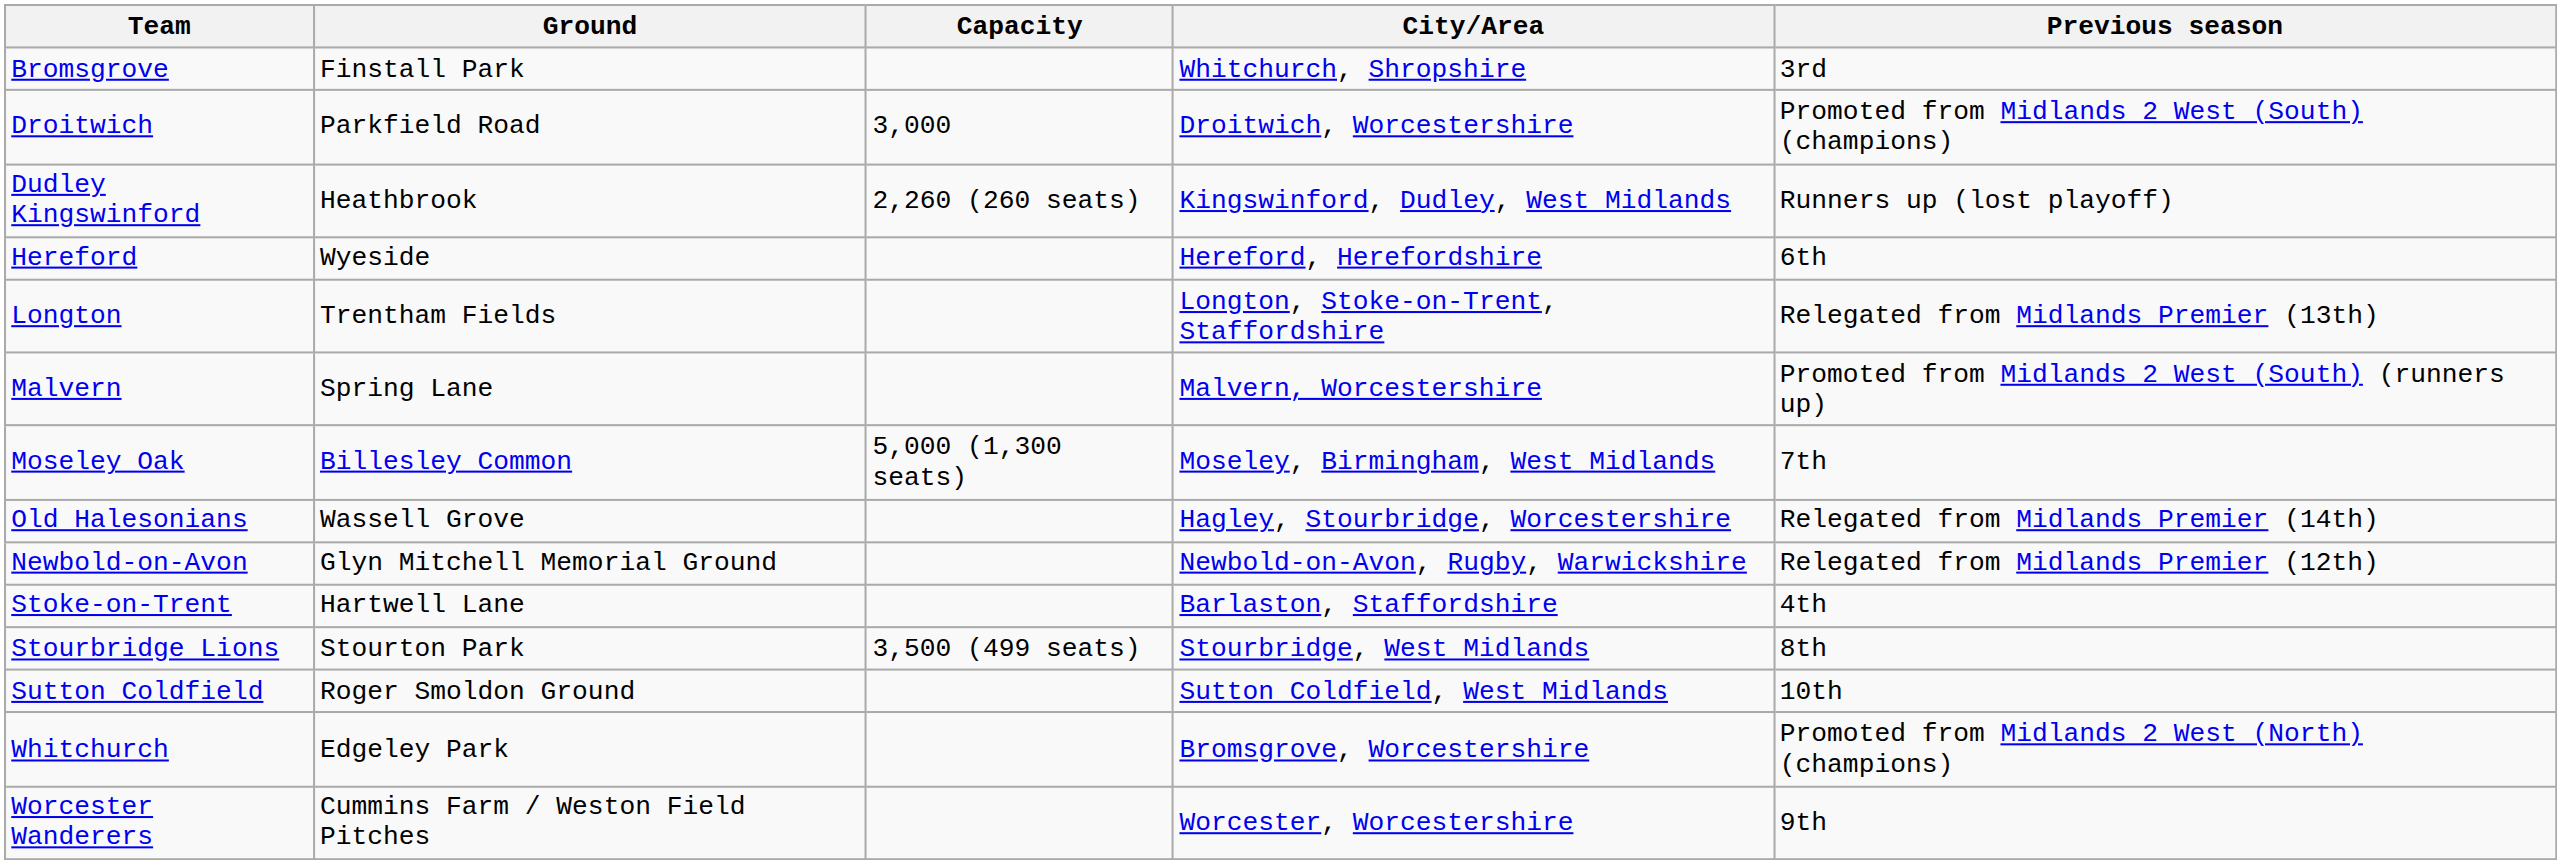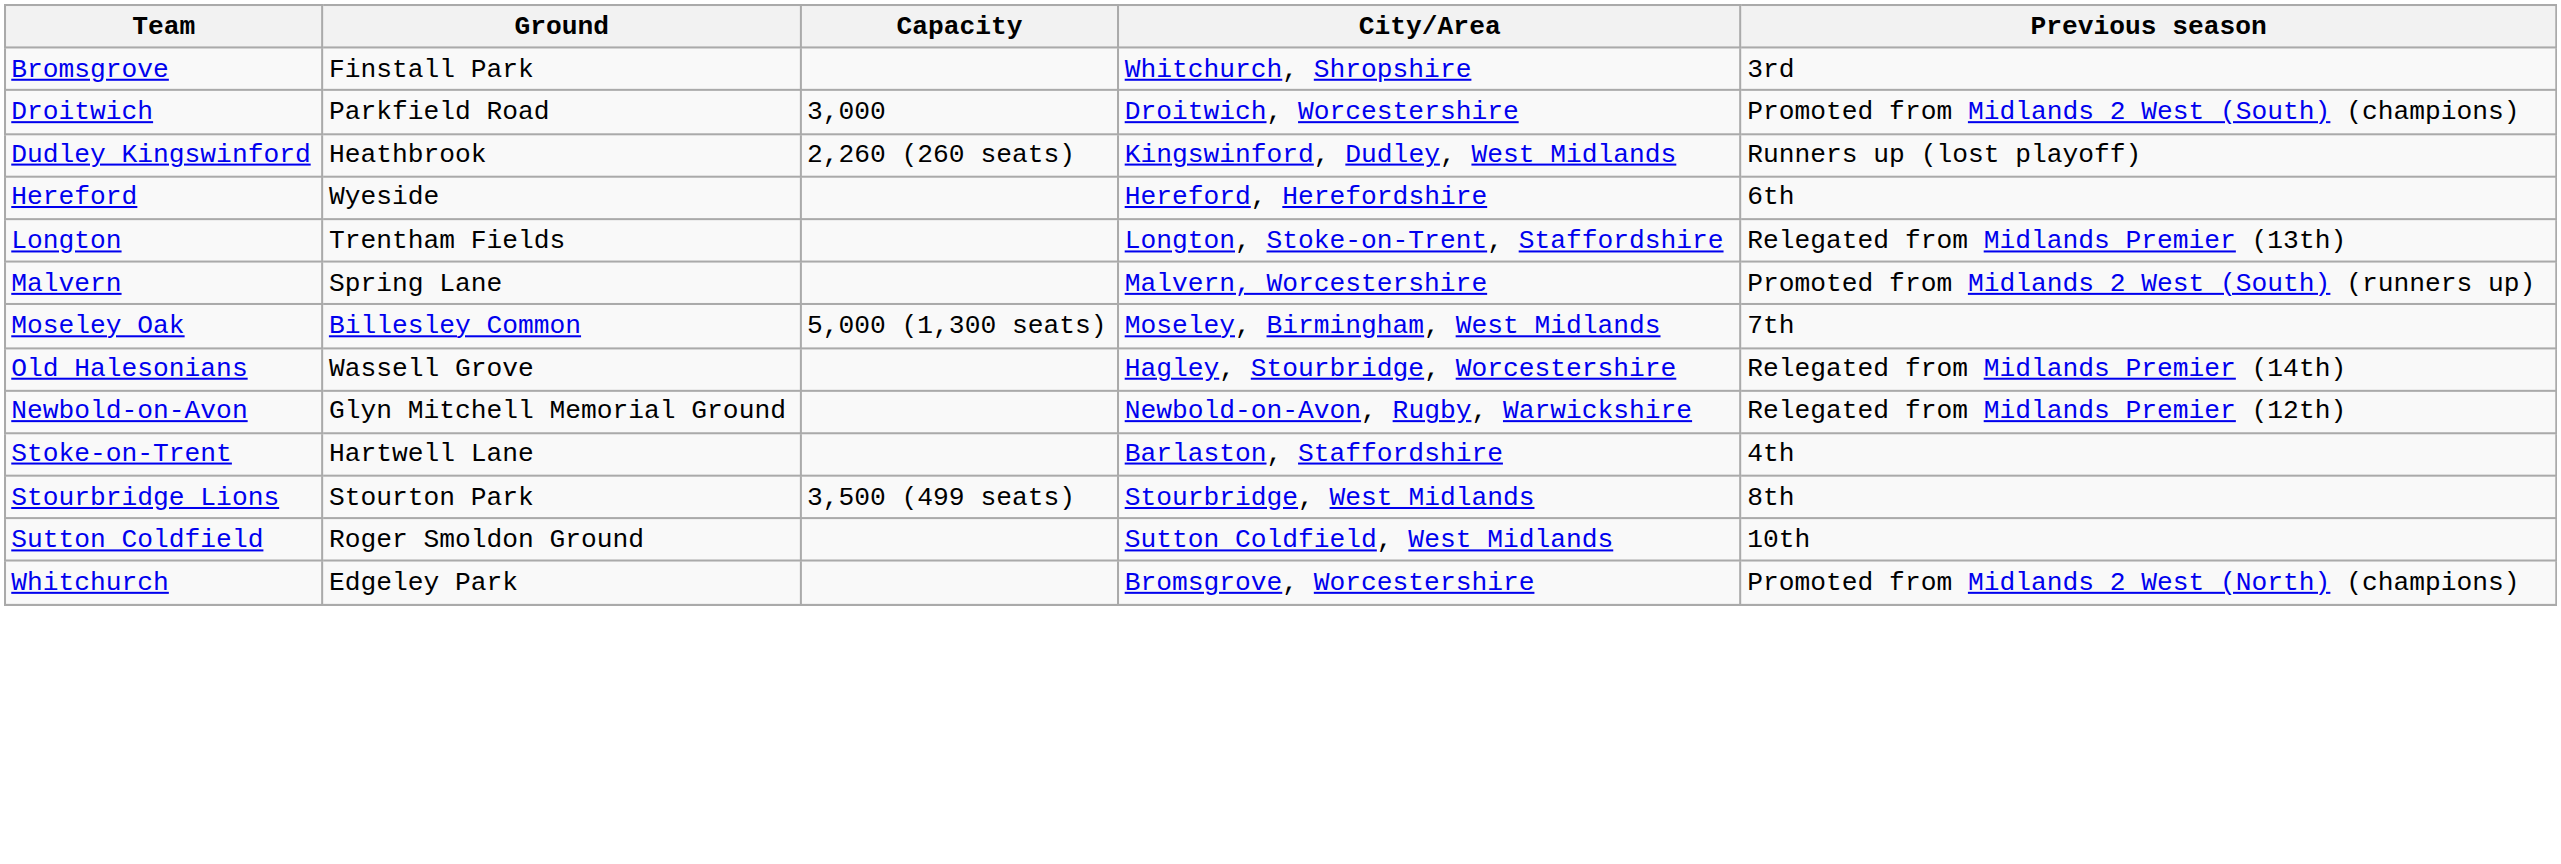- row: (82, 823)
